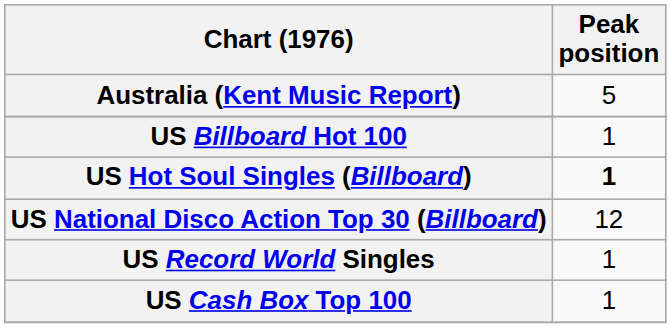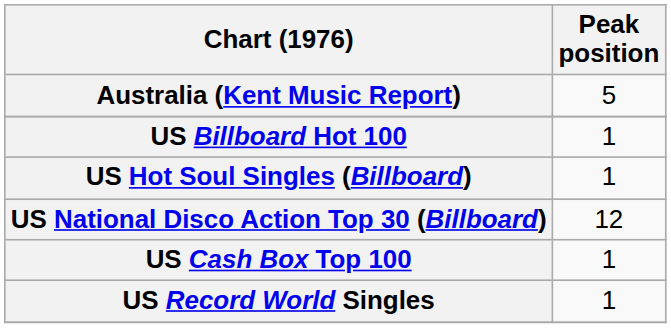(609, 177) bold -> (609, 177) normal
rows swapped: (279, 300) <-> (279, 259)
